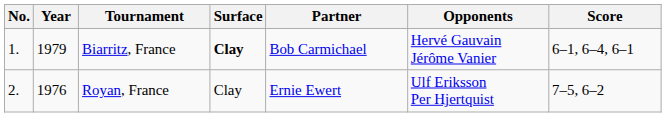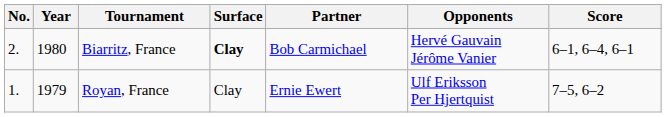(14, 48) 1. -> (14, 48) 2.
(52, 48) 1979 -> (52, 48) 1980
(14, 90) 2. -> (14, 90) 1.
(52, 90) 1976 -> (52, 90) 1979
